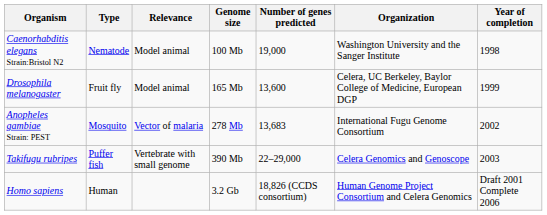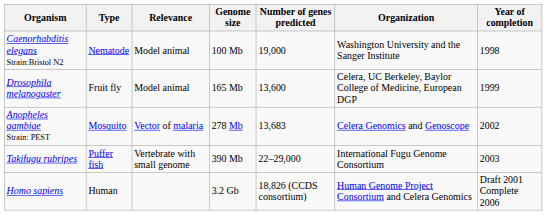(392, 126) International Fugu Genome Consortium -> (403, 126) Celera Genomics and Genoscope
(403, 158) Celera Genomics and Genoscope -> (392, 158) International Fugu Genome Consortium
